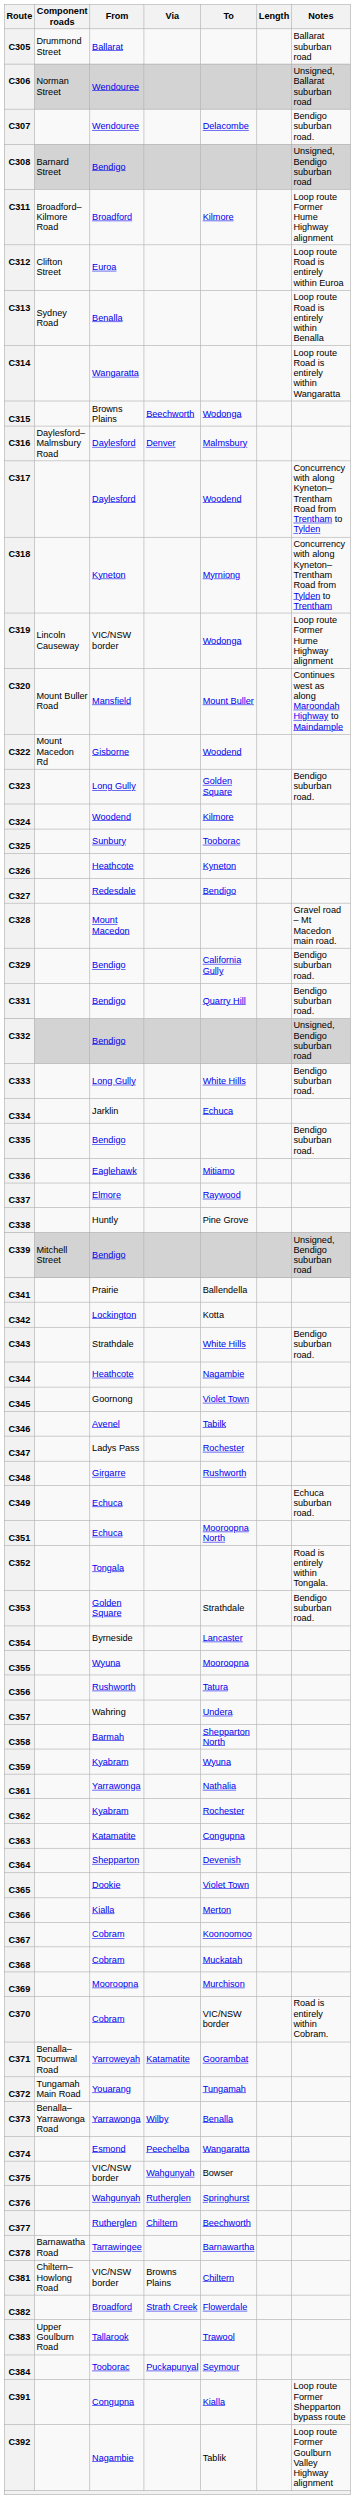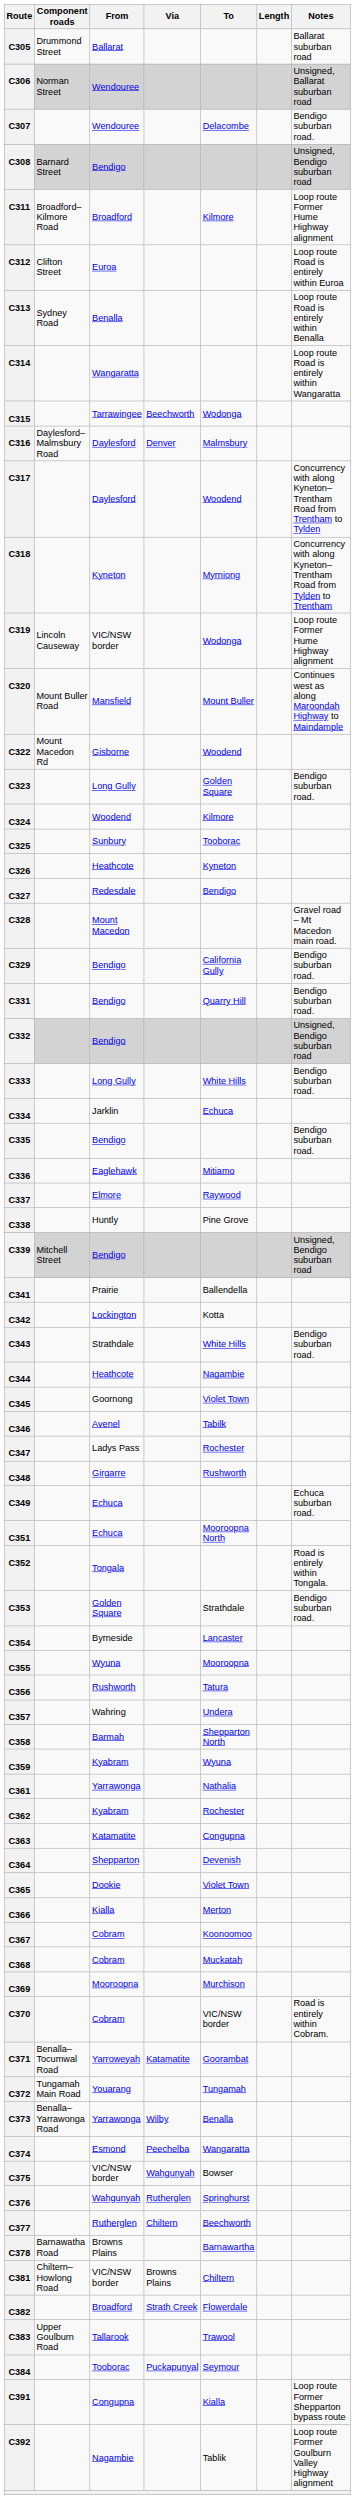(107, 413) Browns Plains -> (117, 413) Tarrawingee
(117, 2247) Tarrawingee -> (107, 2247) Browns Plains
